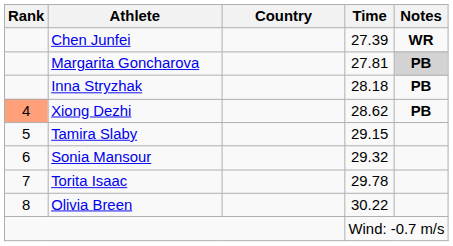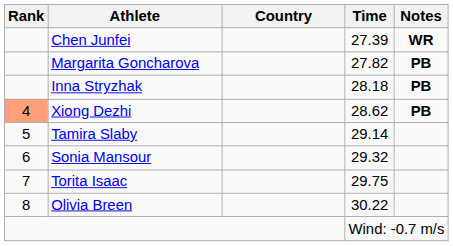(370, 63) 27.81 -> (370, 63) 27.82
(421, 63) lightgrey background -> (421, 63) no background
(370, 134) 29.15 -> (370, 134) 29.14
(370, 181) 29.78 -> (370, 181) 29.75
